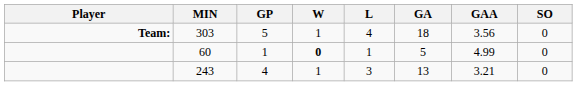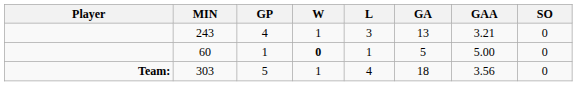rows swapped: (205, 71) <-> (205, 33)
(484, 52) 4.99 -> (484, 52) 5.00
